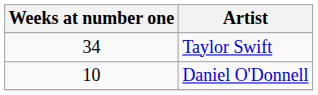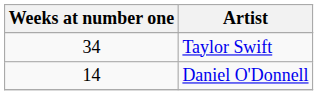(91, 75) 10 -> (91, 75) 14
